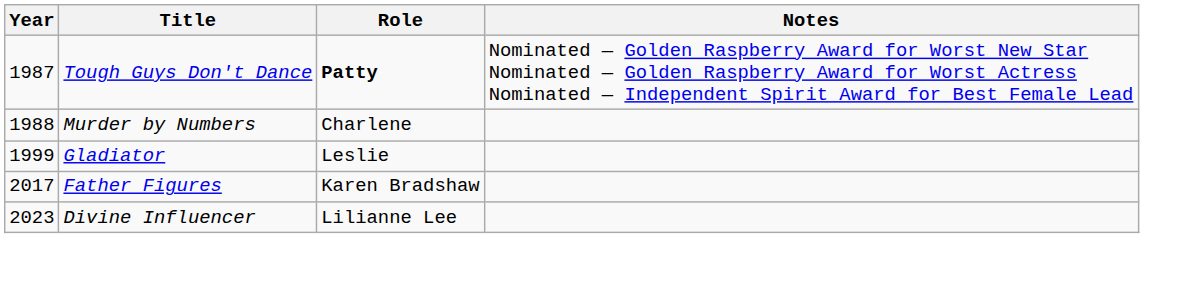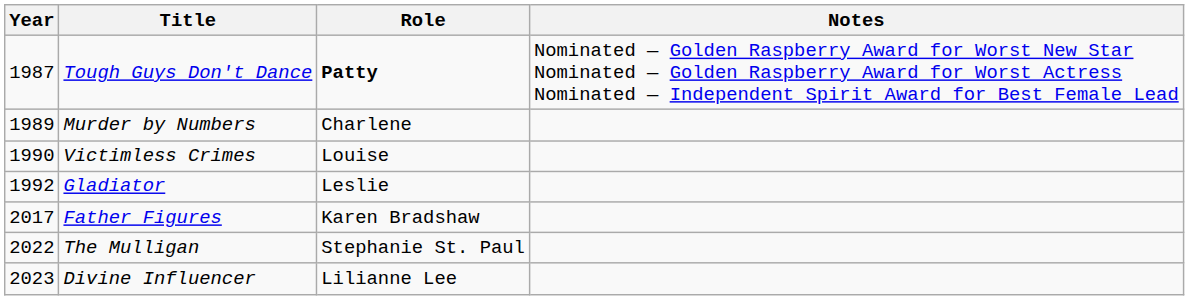(32, 125) 1988 -> (32, 125) 1989
+ row: (160, 156)
(32, 156) 1999 -> (32, 186) 1992
+ row: (131, 248)
